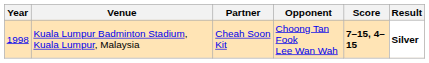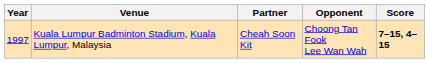- column: (407, 13)
(18, 39) 1998 -> (18, 39) 1997
